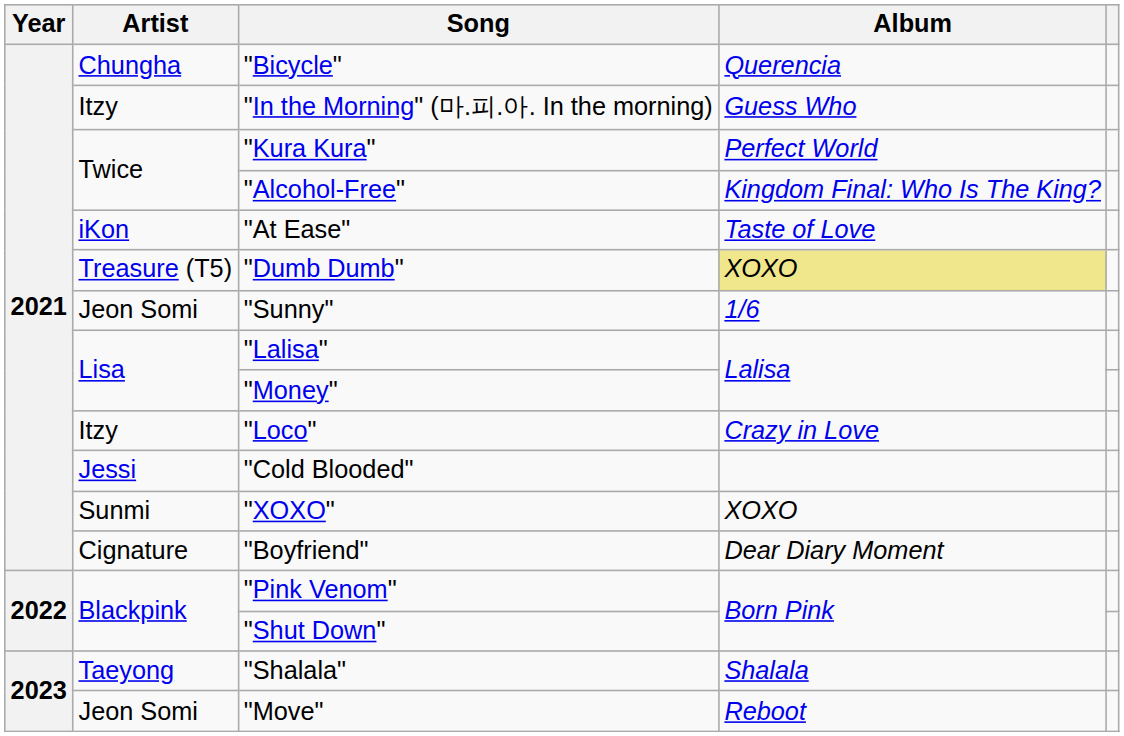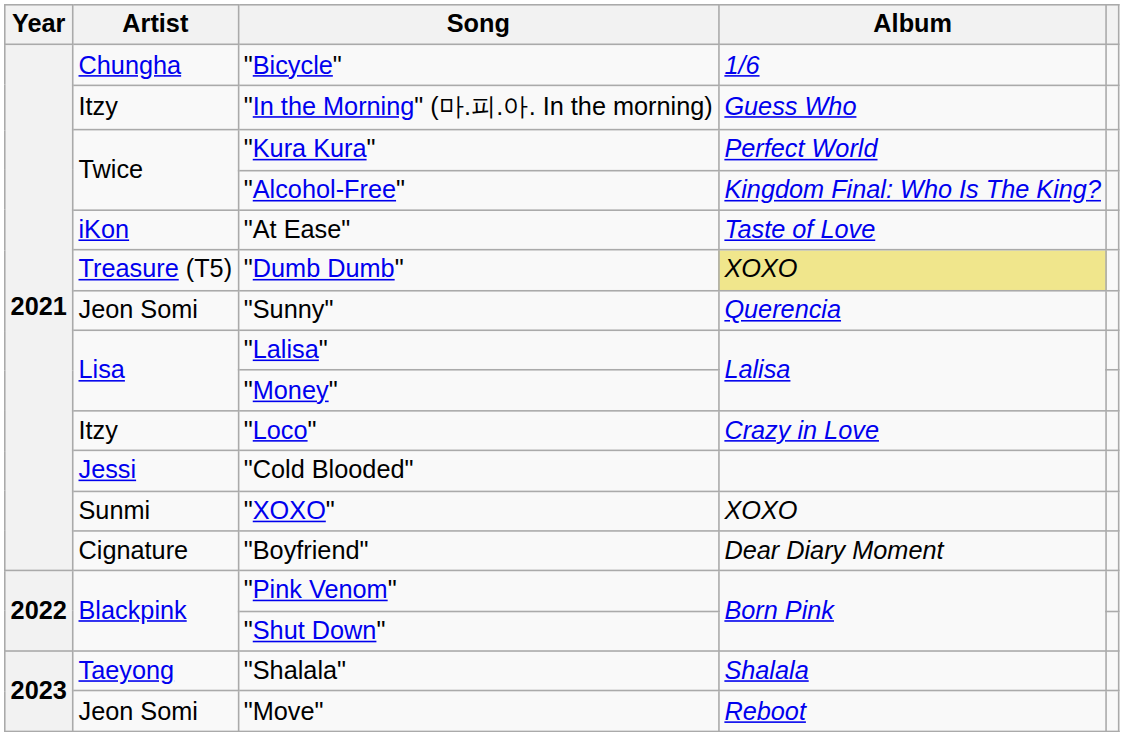(783, 64) Querencia -> (742, 64) 1/6
(742, 309) 1/6 -> (783, 309) Querencia
